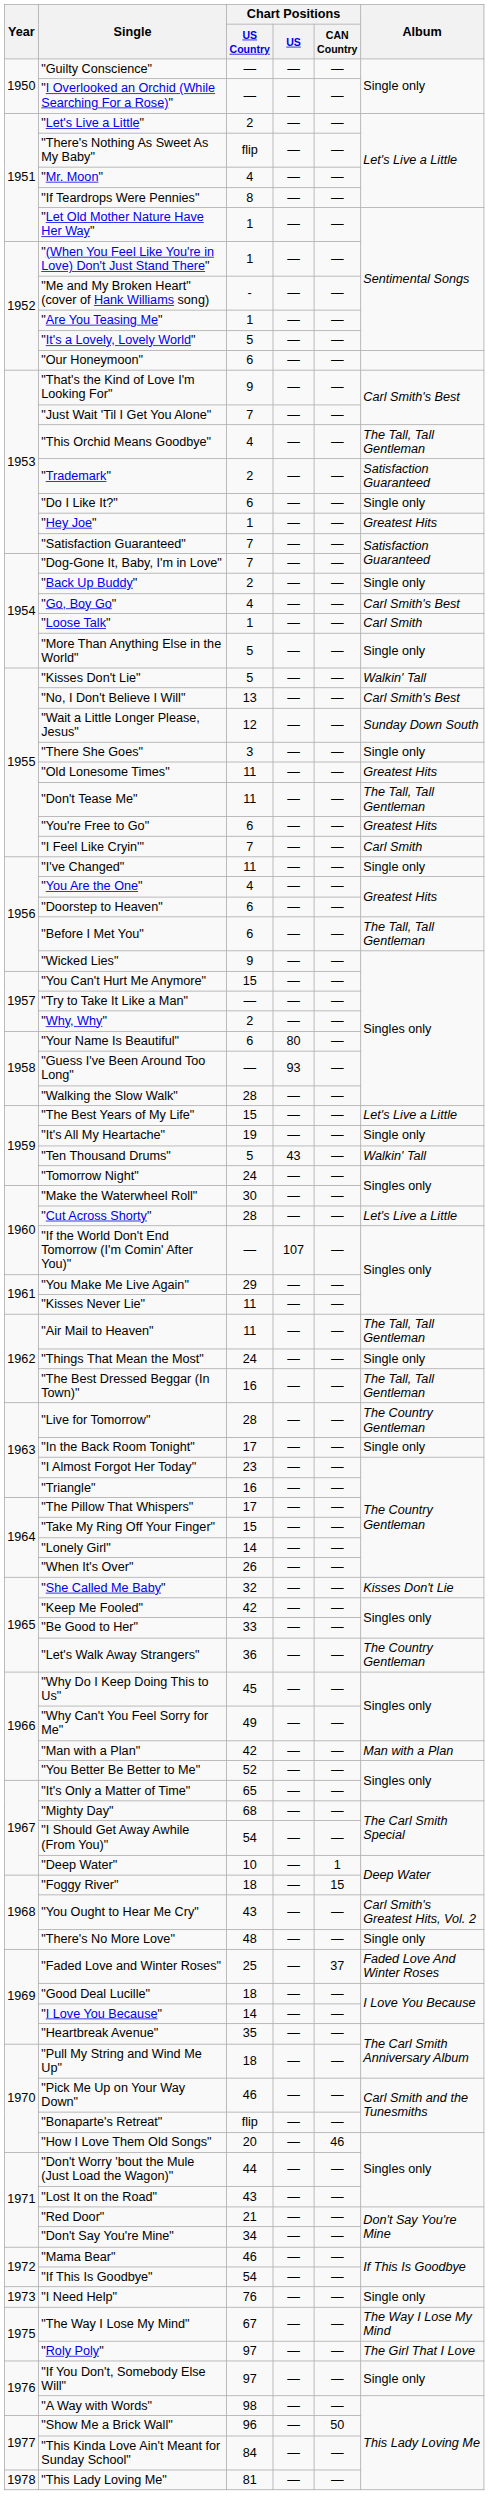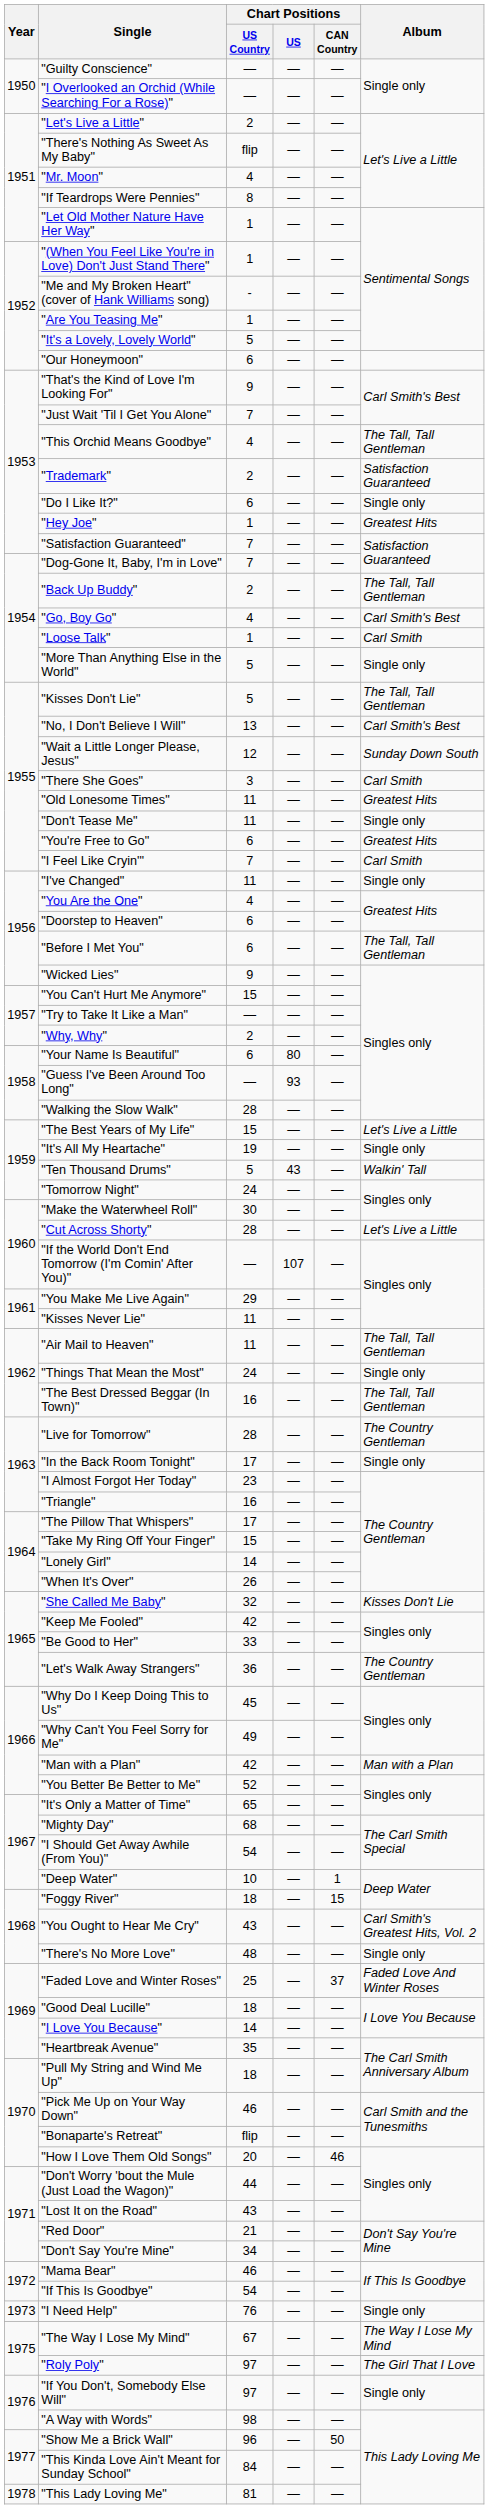(394, 583) Single only -> (399, 590) The Tall, Tall Gentleman
(395, 677) Walkin' Tall -> (399, 699) The Tall, Tall Gentleman
(394, 752) Single only -> (393, 780) Carl Smith
(399, 799) The Tall, Tall Gentleman -> (394, 820) Single only
